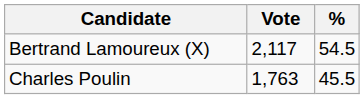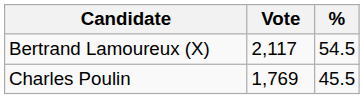(275, 78) 1,763 -> (275, 78) 1,769
